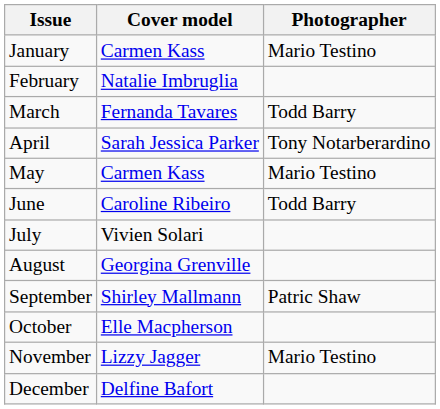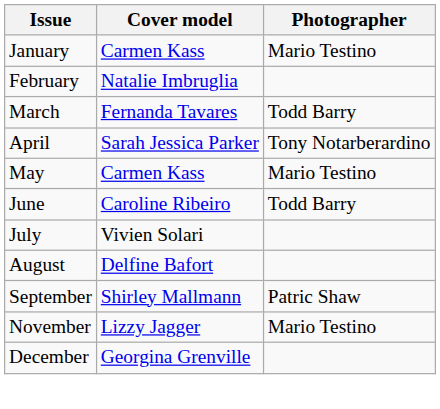(176, 265) Georgina Grenville -> (157, 265) Delfine Bafort
- row: (40, 326)
(157, 388) Delfine Bafort -> (176, 357) Georgina Grenville
